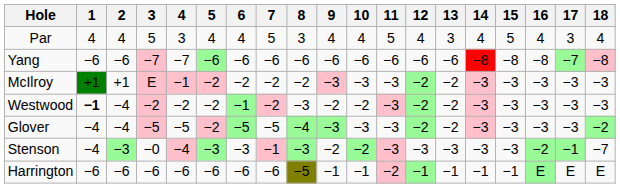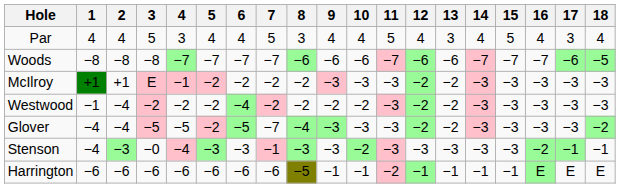- row: (24, 60)
+ row: (29, 60)
(92, 104) bold -> (92, 104) normal
(242, 104) −1 -> (242, 104) −4
(301, 104) −3 -> (301, 104) −2
(272, 127) −5 -> (272, 127) −7
(331, 149) −2 -> (331, 149) −3
(600, 149) −7 -> (600, 149) −1
